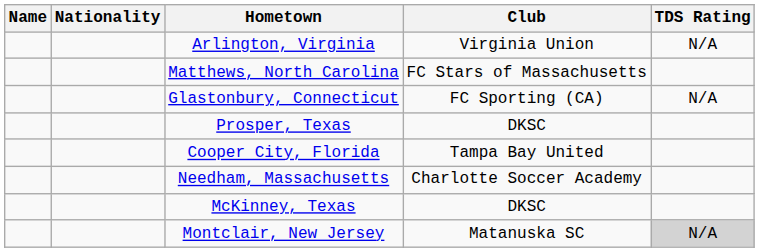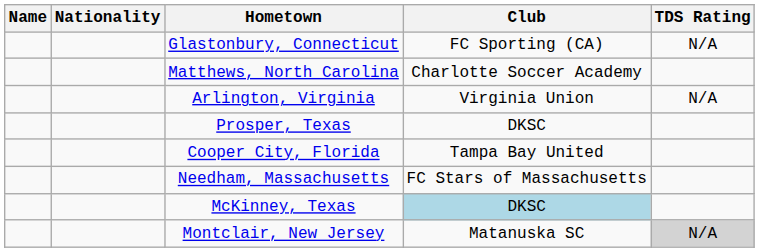rows swapped: (284, 99) <-> (284, 45)
(527, 72) FC Stars of Massachusetts -> (527, 72) Charlotte Soccer Academy
(527, 179) Charlotte Soccer Academy -> (527, 179) FC Stars of Massachusetts
(527, 206) no background -> (527, 206) lightblue background
